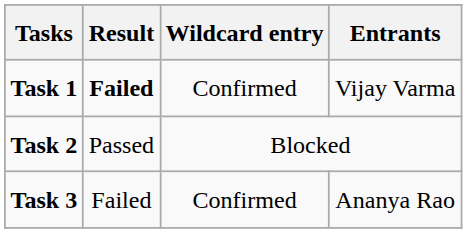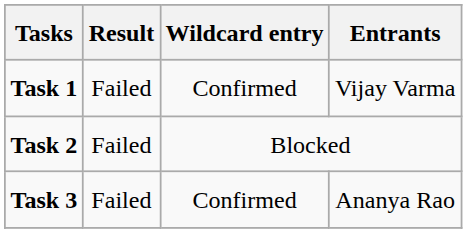(121, 88) bold -> (121, 88) normal
(121, 144) Passed -> (121, 144) Failed
